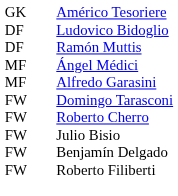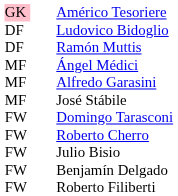(16, 12) no background -> (16, 12) pink background
+ row: (91, 100)
